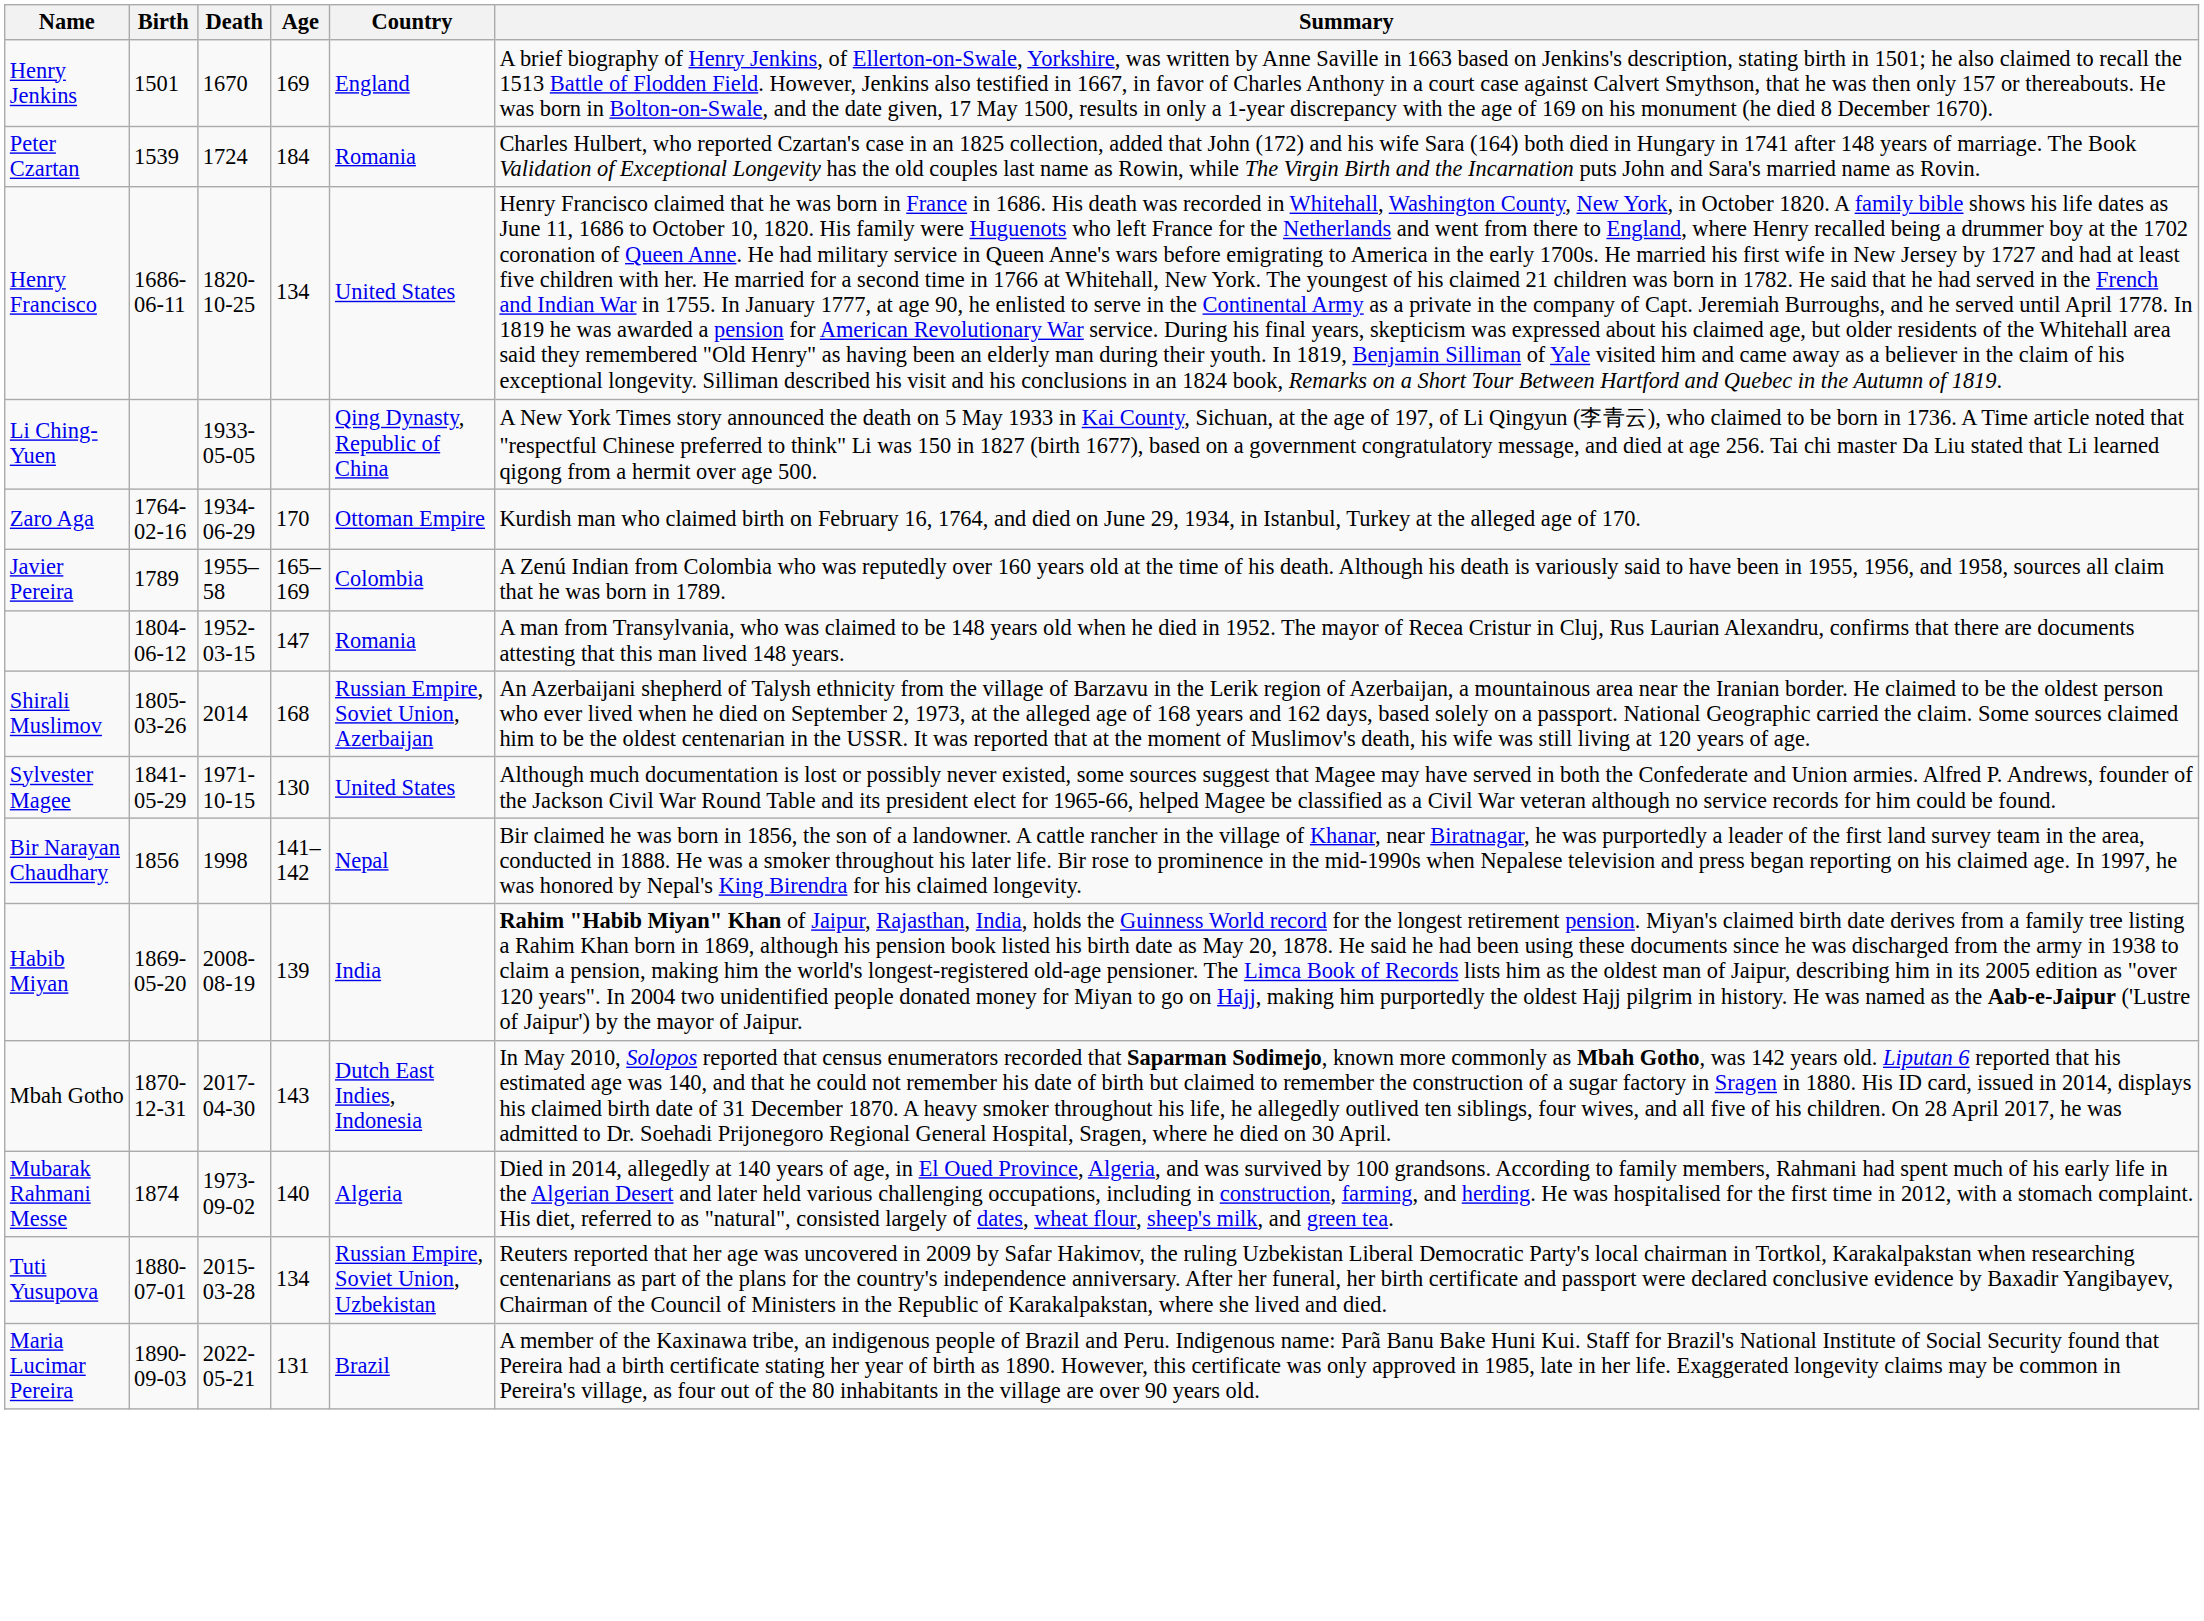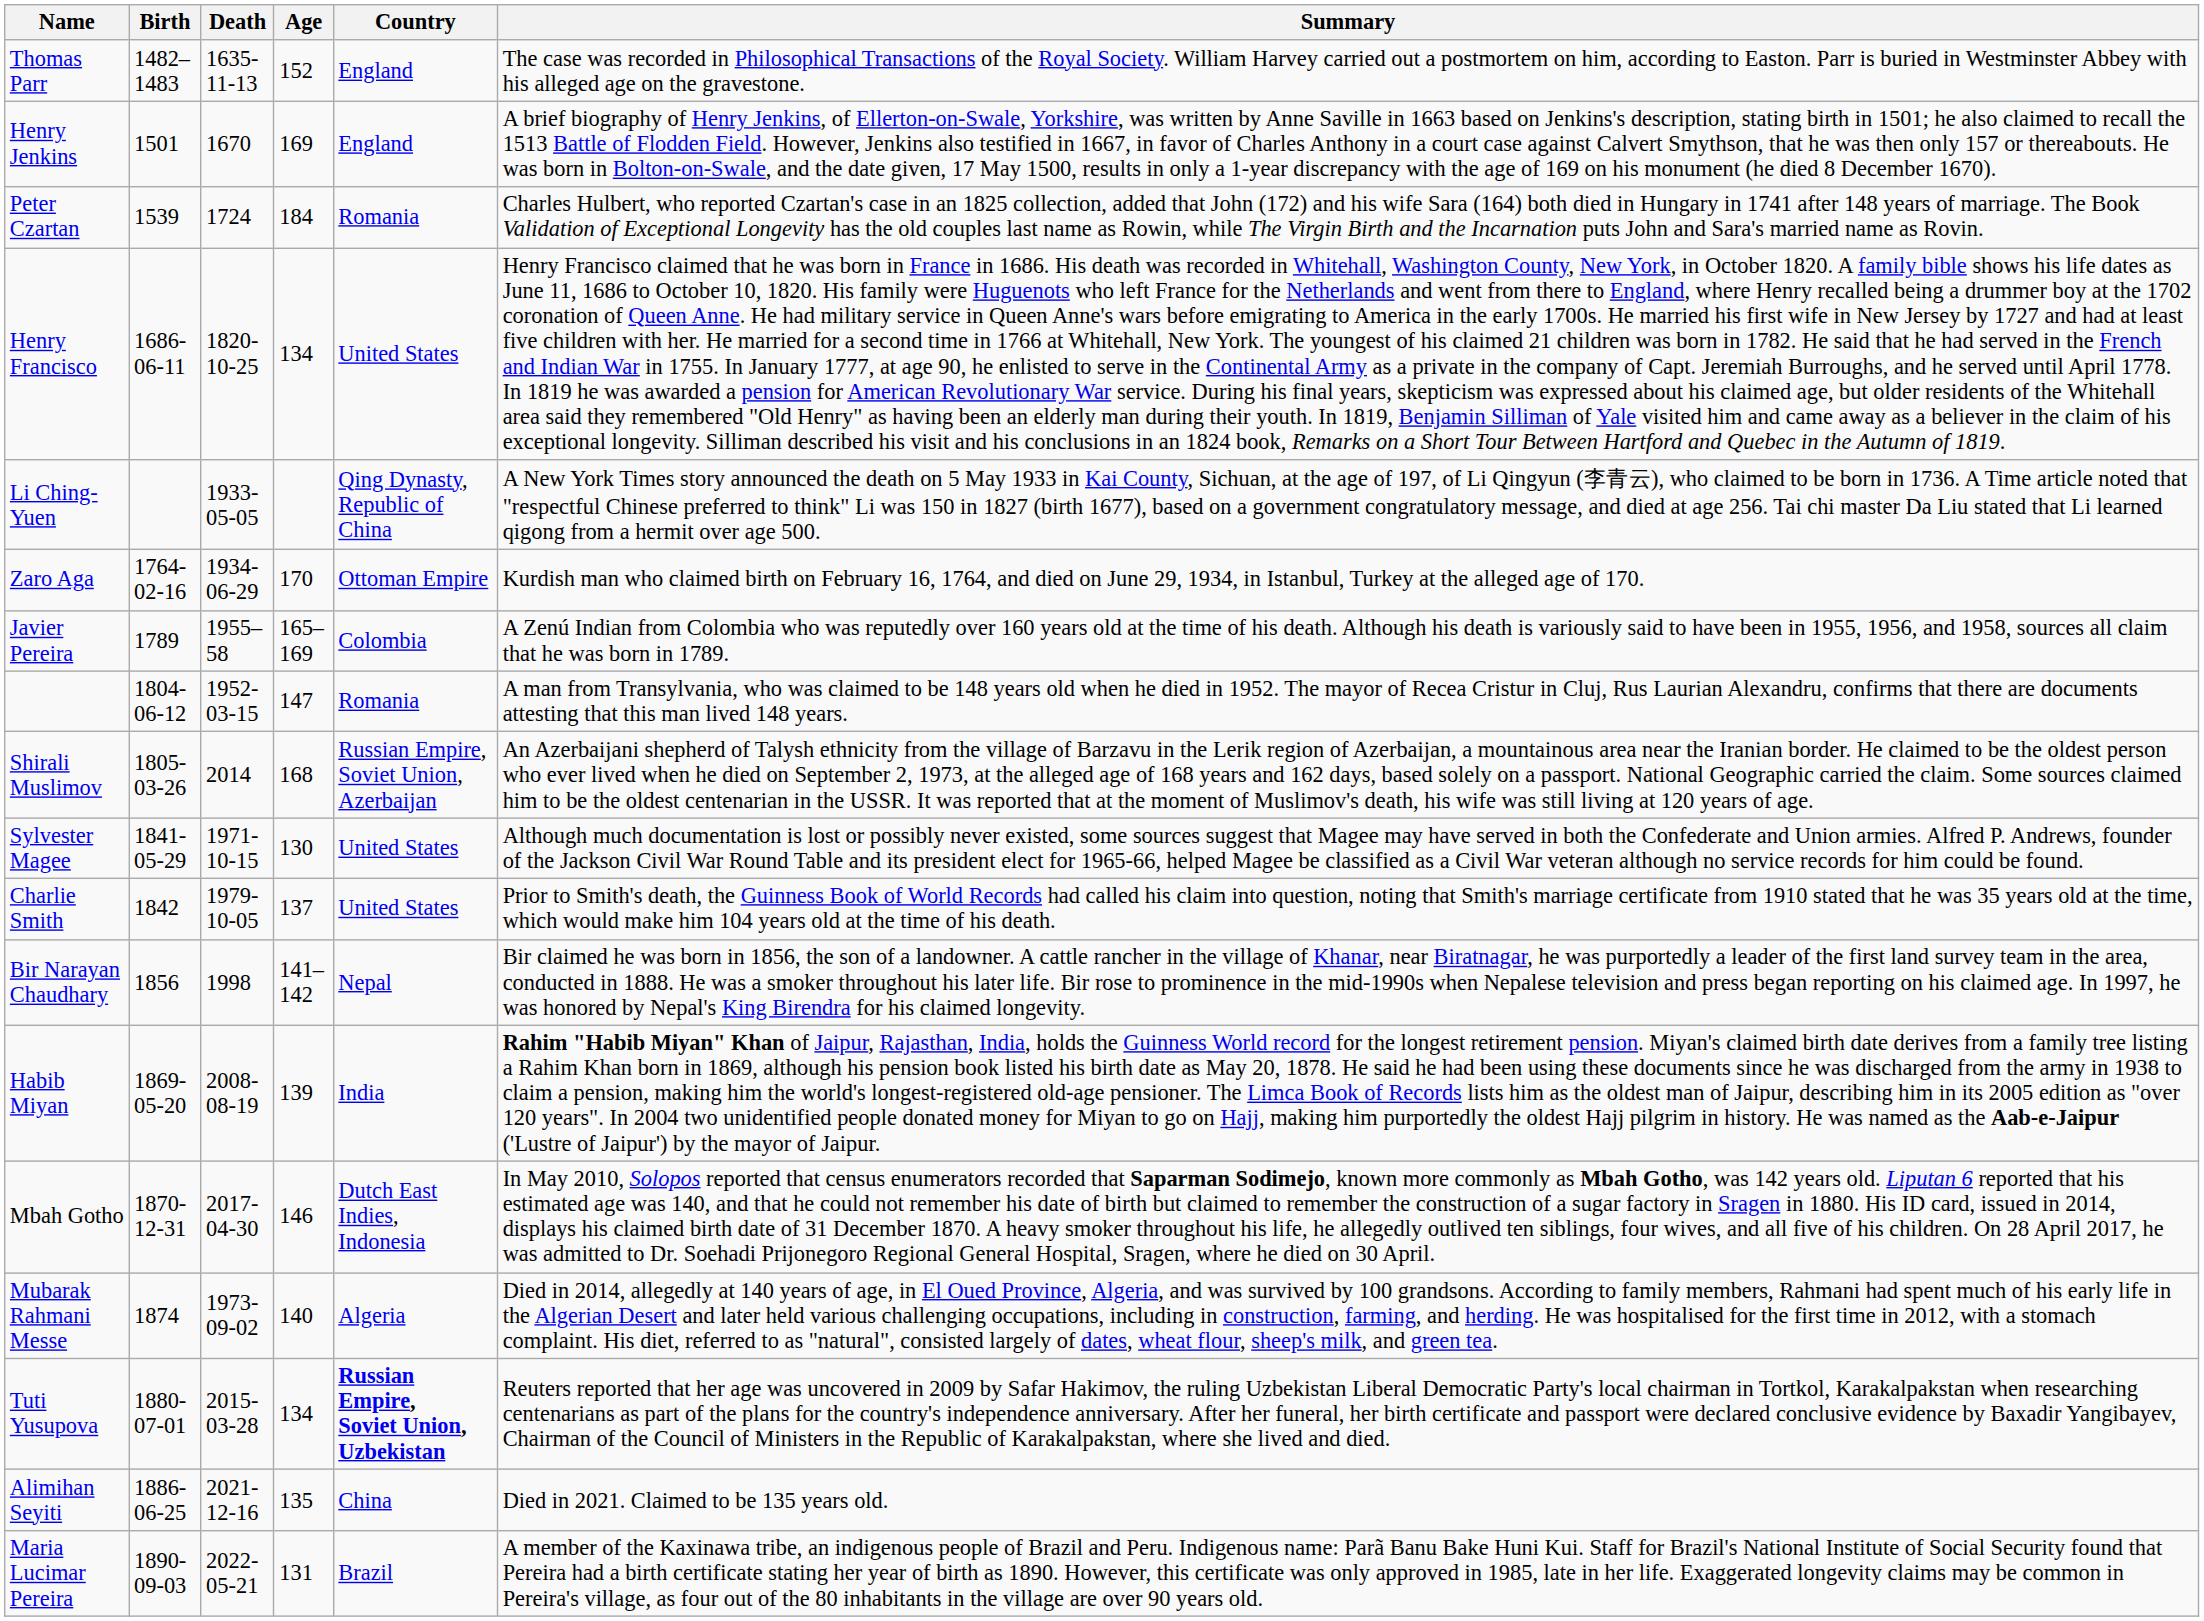+ row: (46, 70)
+ row: (43, 908)
(293, 1095) 143 -> (296, 1216) 146
(409, 1279) normal -> (402, 1413) bold
+ row: (52, 1499)
